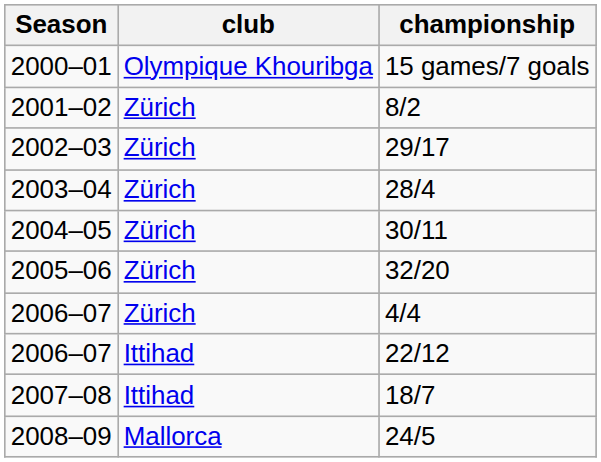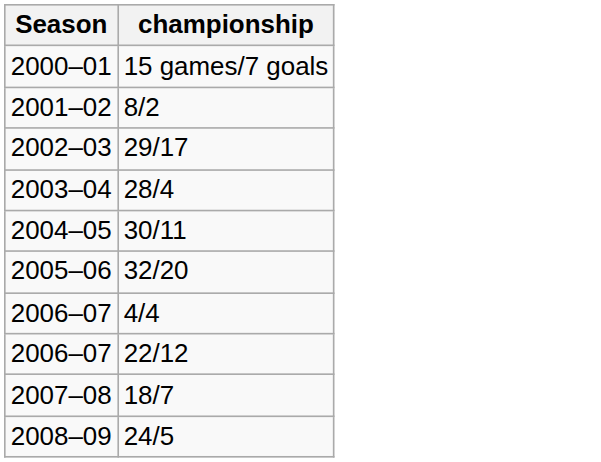- column: (248, 25)
